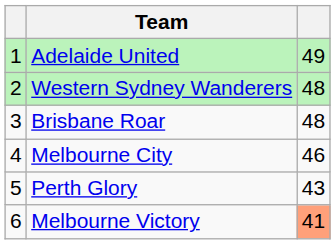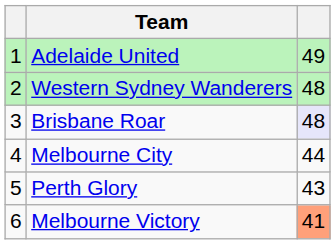(313, 121) no background -> (313, 121) lavender background
(313, 155) 46 -> (313, 155) 44
